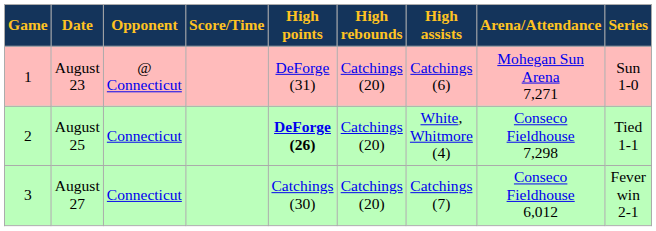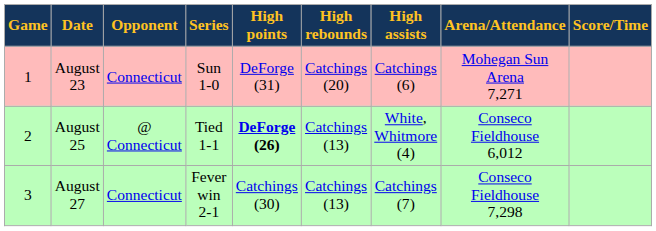columns swapped: (227, 25) <-> (628, 25)
(144, 76) @ Connecticut -> (144, 76) Connecticut
(144, 135) Connecticut -> (144, 135) @ Connecticut
(372, 135) Catchings (20) -> (336, 135) Catchings (13)
(541, 135) Conseco Fieldhouse 7,298 -> (505, 135) Conseco Fieldhouse 6,012
(372, 195) Catchings (20) -> (336, 195) Catchings (13)
(541, 195) Conseco Fieldhouse 6,012 -> (505, 195) Conseco Fieldhouse 7,298
